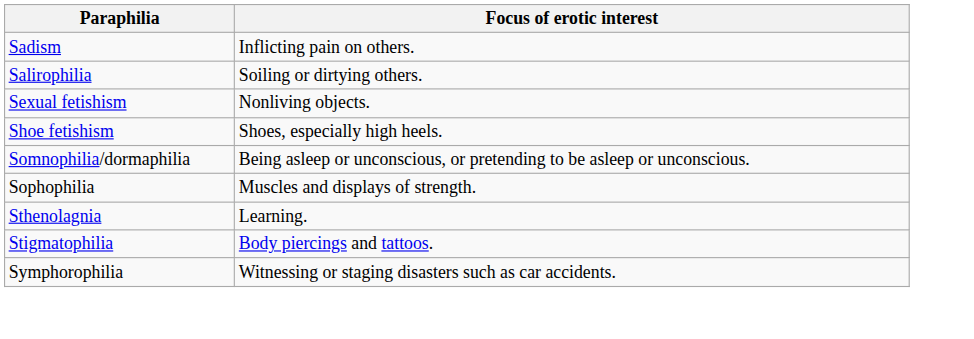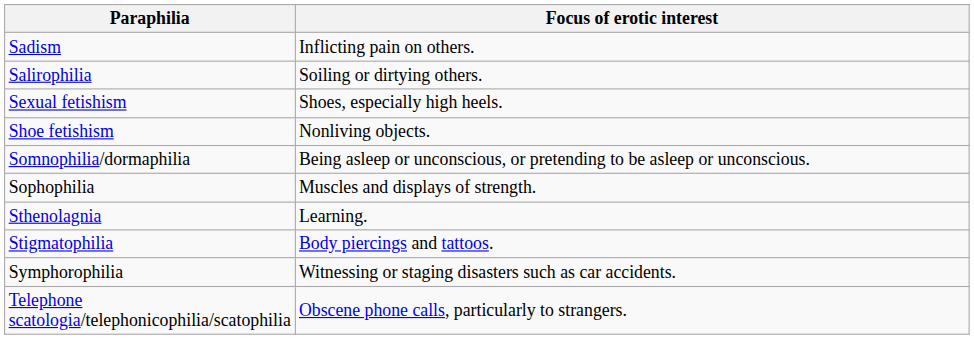(304, 103) Nonliving objects. -> (401, 103) Shoes, especially high heels.
(341, 131) Shoes, especially high heels. -> (365, 131) Nonliving objects.
+ row: (150, 310)
